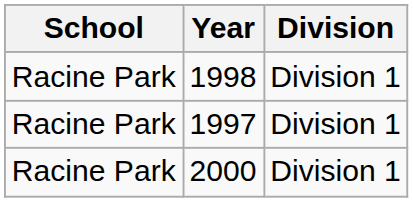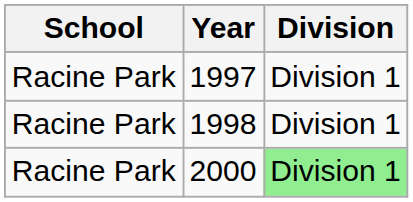rows swapped: (223, 123) <-> (223, 76)
(336, 171) no background -> (336, 171) lightgreen background
